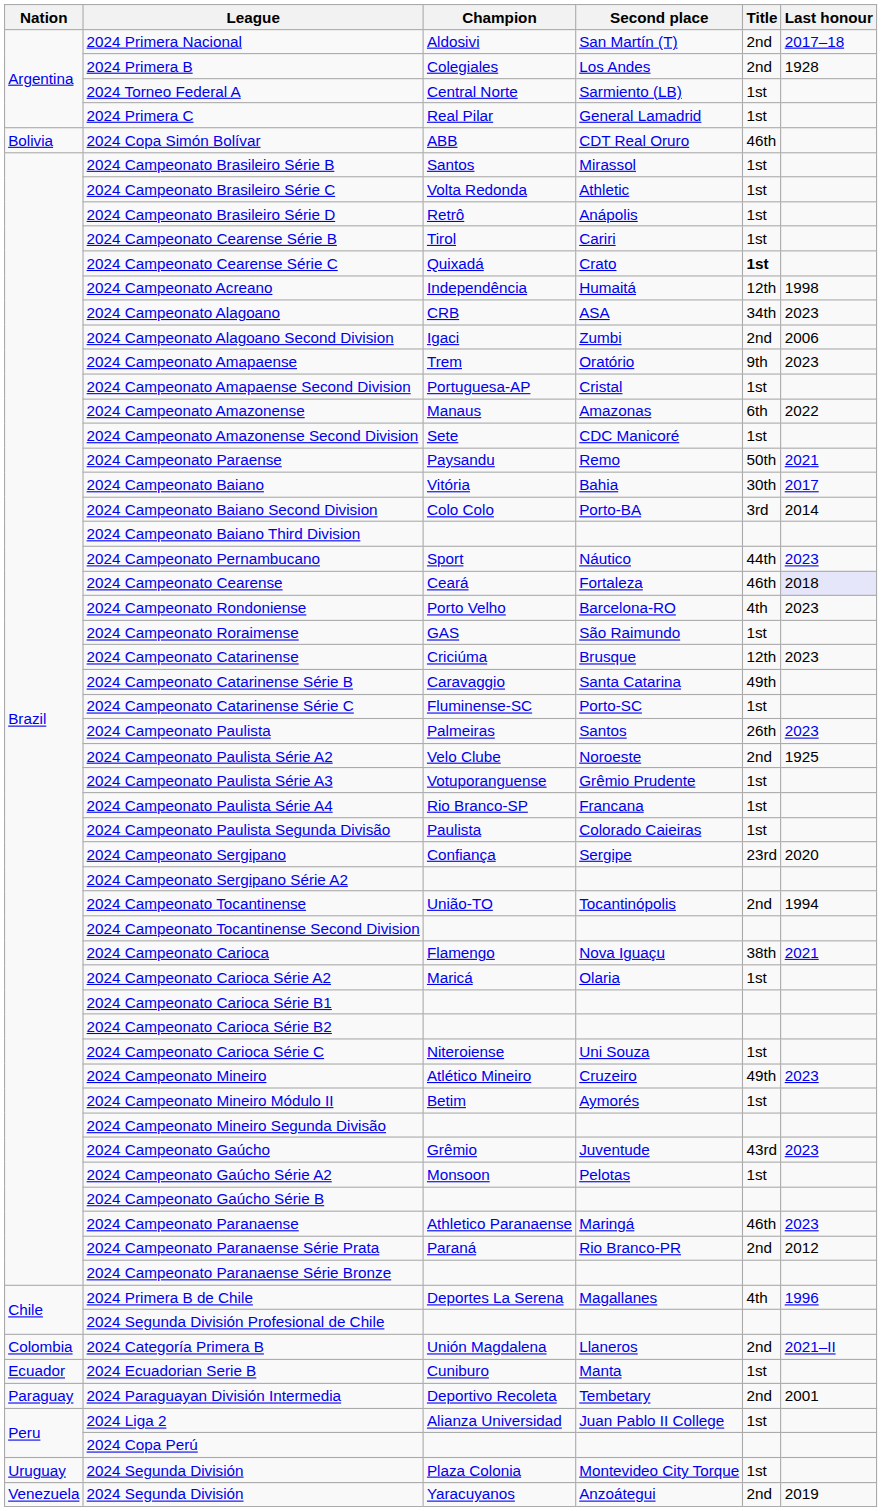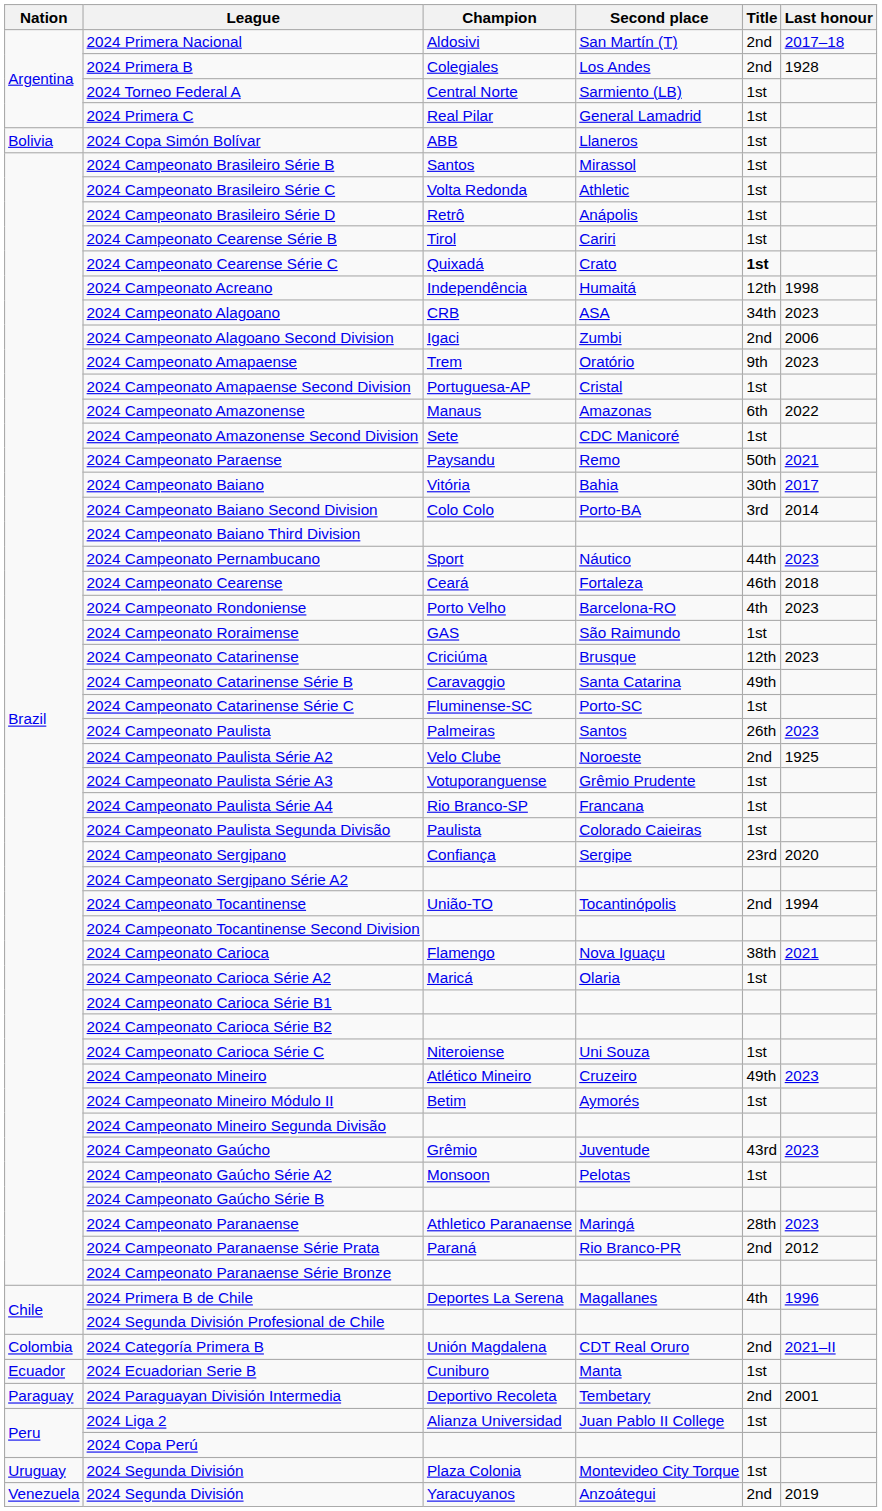(634, 140) CDT Real Oruro -> (608, 140) Llaneros
(761, 140) 46th -> (757, 140) 1st
(802, 583) lavender background -> (802, 583) no background
(761, 1224) 46th -> (761, 1224) 28th
(608, 1347) Llaneros -> (634, 1347) CDT Real Oruro
